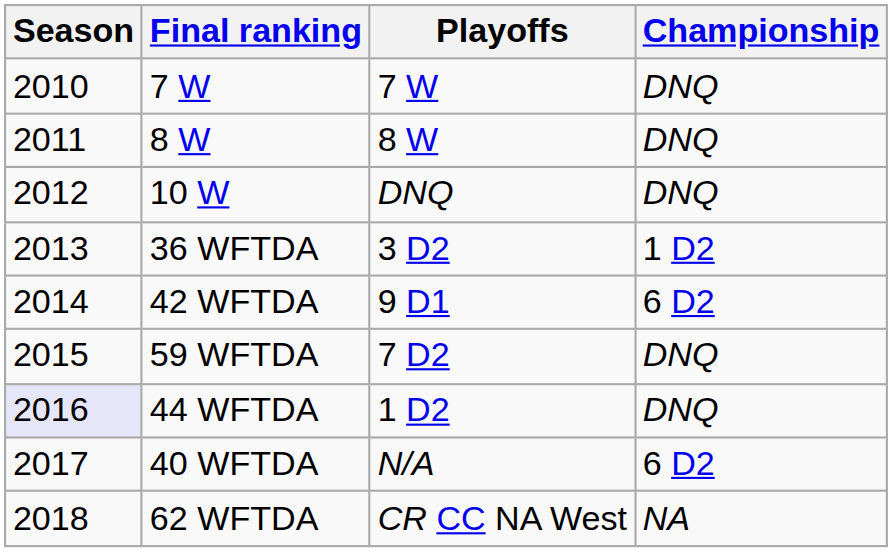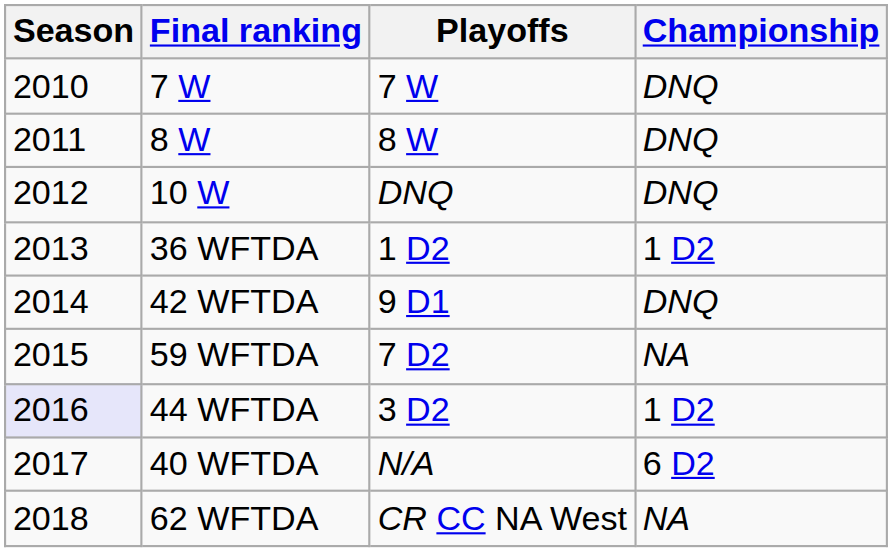(414, 247) 3 D2 -> (414, 247) 1 D2
(679, 301) 6 D2 -> (681, 301) DNQ
(681, 355) DNQ -> (666, 355) NA
(414, 409) 1 D2 -> (414, 409) 3 D2
(681, 409) DNQ -> (679, 409) 1 D2
